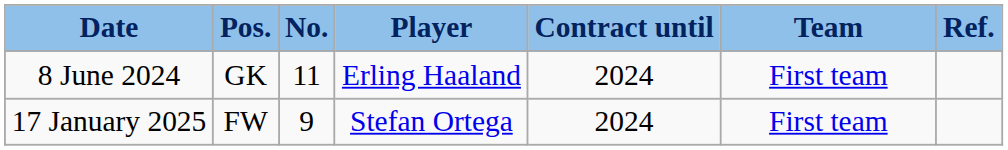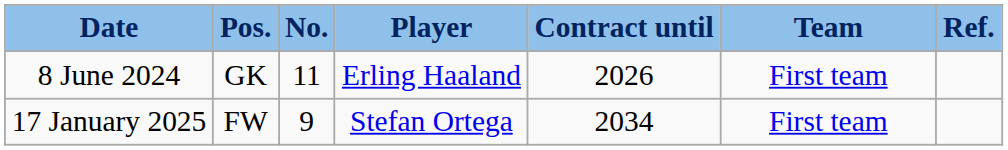(624, 74) 2024 -> (624, 74) 2026
(624, 121) 2024 -> (624, 121) 2034
